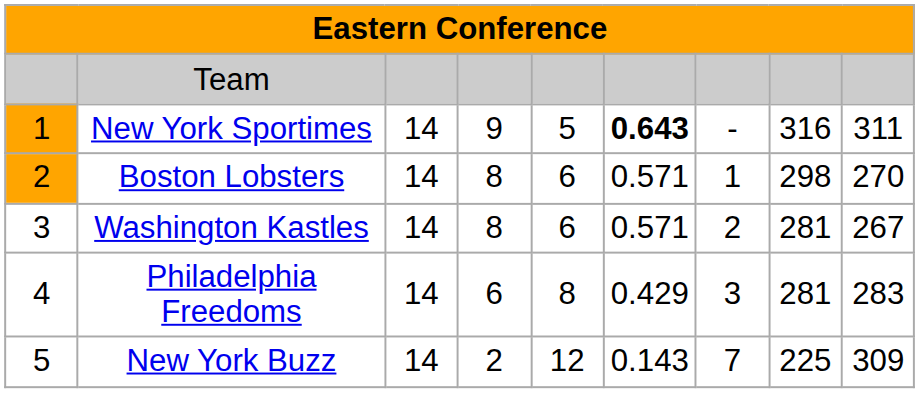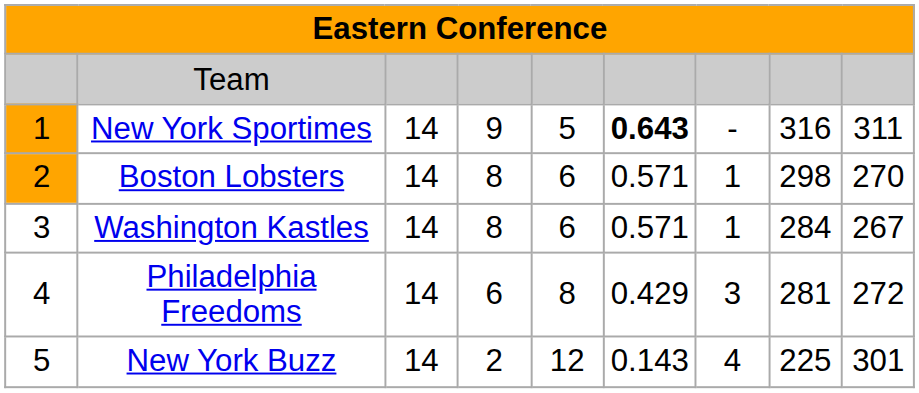(732, 227) 2 -> (732, 227) 1
(805, 227) 281 -> (805, 227) 284
(878, 294) 283 -> (878, 294) 272
(732, 361) 7 -> (732, 361) 4
(878, 361) 309 -> (878, 361) 301
